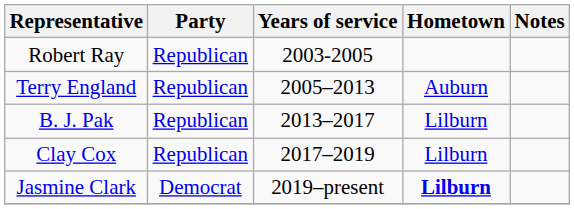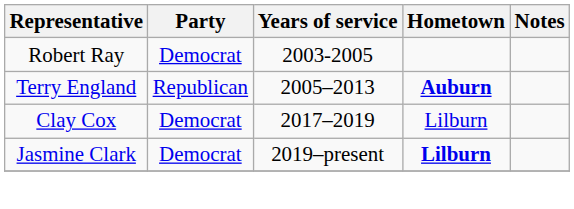(200, 54) Republican -> (200, 54) Democrat
(456, 87) normal -> (456, 87) bold
- row: (76, 120)
(200, 154) Republican -> (200, 120) Democrat
